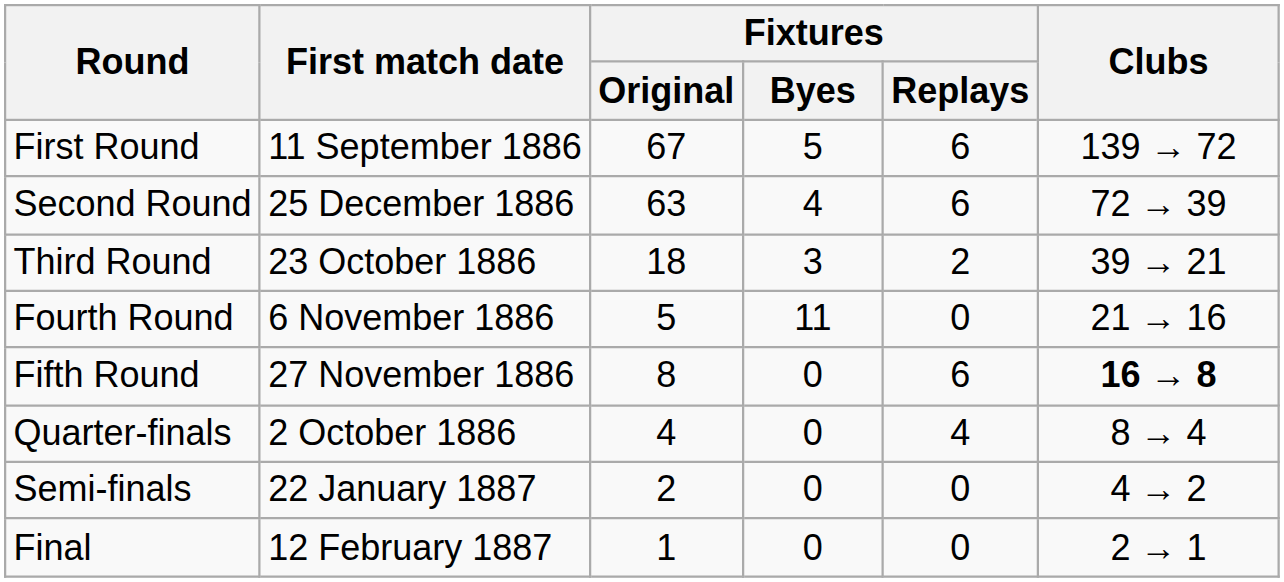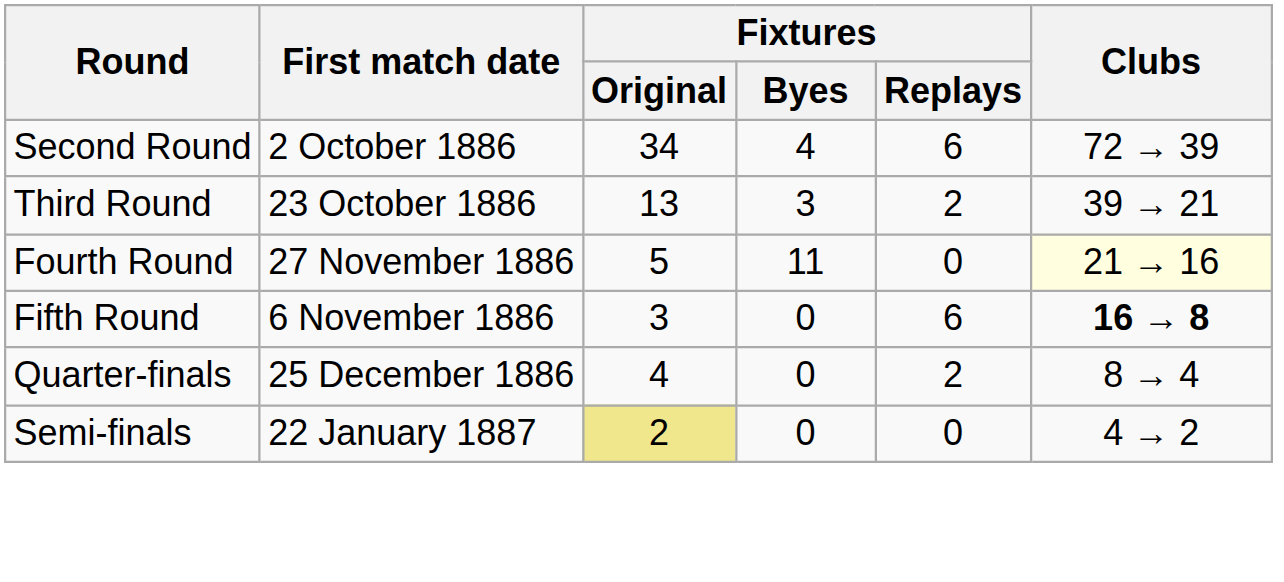- row: (106, 147)
(421, 204) 25 December 1886 -> (392, 147) 2 October 1886
(666, 204) 63 -> (659, 147) 34
(666, 261) 18 -> (659, 204) 13
(411, 318) 6 November 1886 -> (421, 261) 27 November 1886
(1158, 318) no background -> (1151, 261) lightyellow background
(421, 375) 27 November 1886 -> (411, 318) 6 November 1886
(666, 375) 8 -> (659, 318) 3
(392, 432) 2 October 1886 -> (421, 375) 25 December 1886
(960, 432) 4 -> (953, 375) 2
(666, 489) no background -> (659, 432) khaki background
- row: (52, 546)
